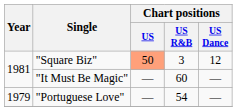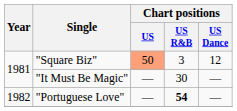(181, 78) 60 -> (181, 78) 30
(19, 97) 1979 -> (19, 97) 1982
(181, 97) normal -> (181, 97) bold
